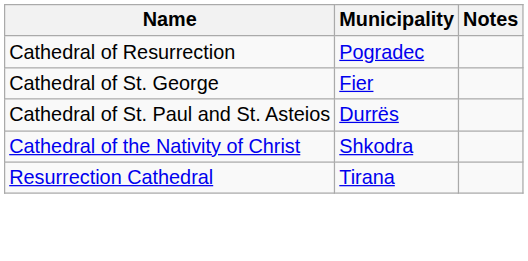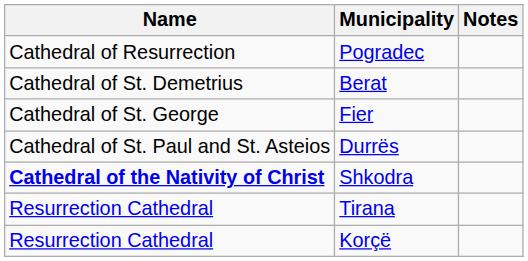+ row: (363, 83)
(155, 146) normal -> (167, 177) bold
+ row: (365, 240)
